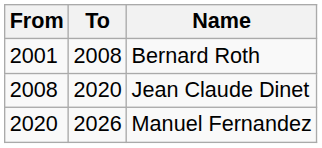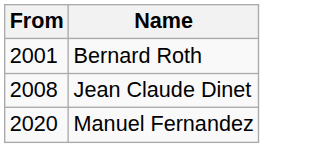- column: (98, 21)
